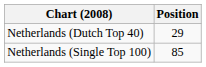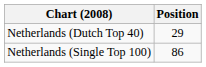(178, 52) 85 -> (178, 52) 86
